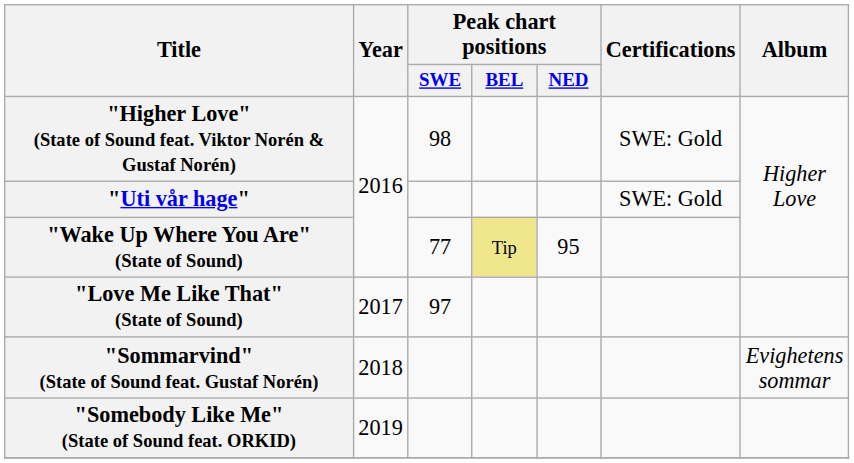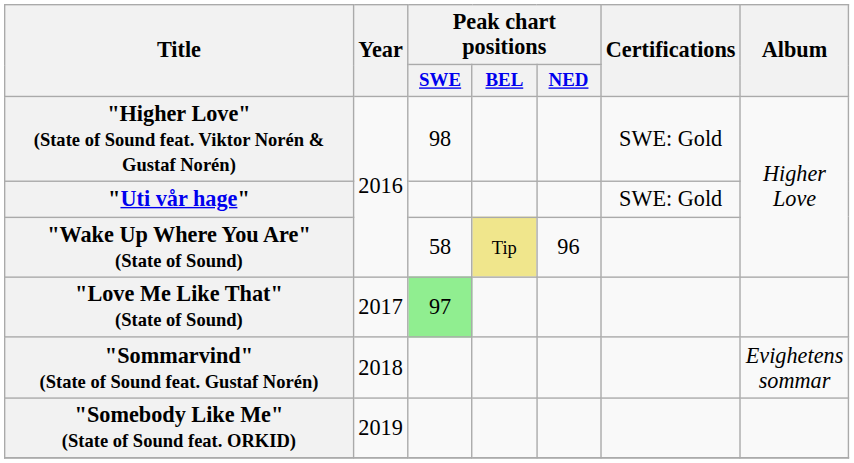(440, 246) 77 -> (440, 246) 58
(568, 246) 95 -> (568, 246) 96
(440, 306) no background -> (440, 306) lightgreen background
